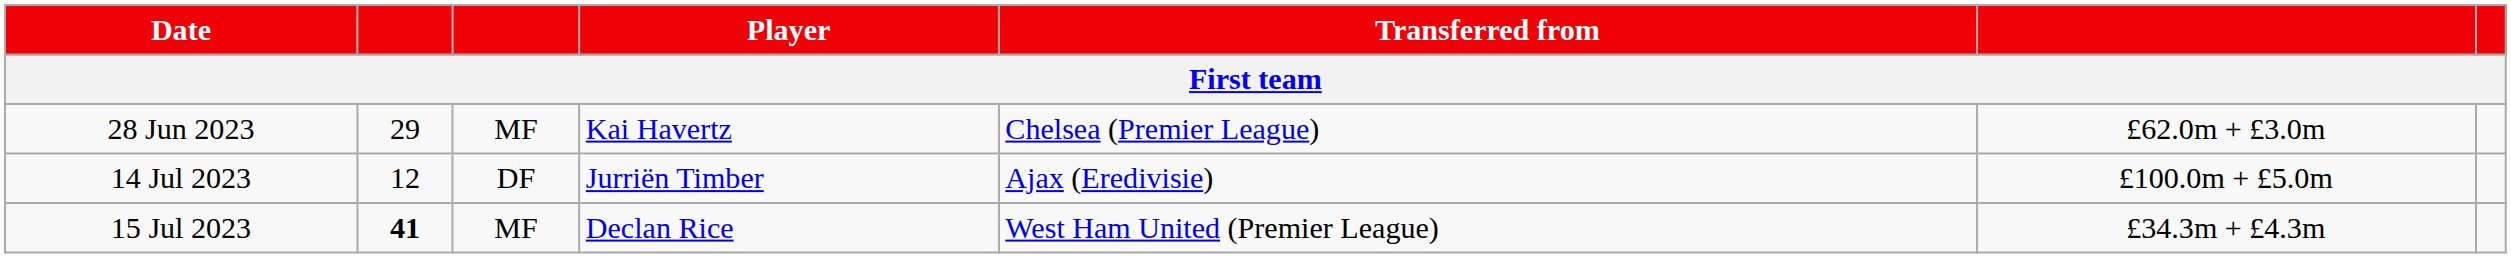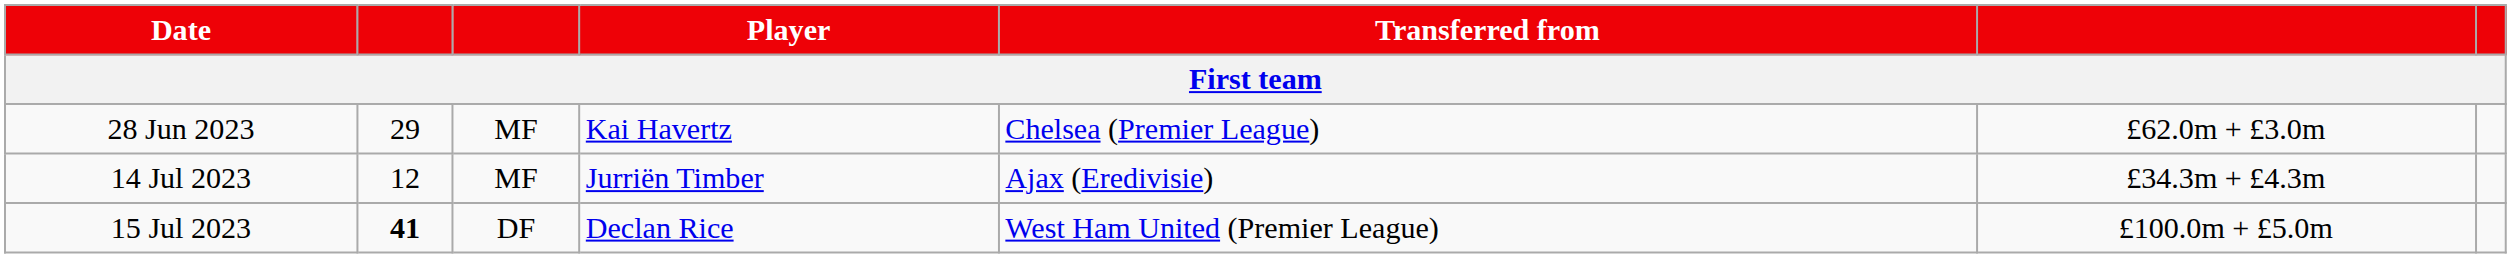(516, 178) DF -> (516, 178) MF
(2226, 178) £100.0m + £5.0m -> (2226, 178) £34.3m + £4.3m
(516, 227) MF -> (516, 227) DF
(2226, 227) £34.3m + £4.3m -> (2226, 227) £100.0m + £5.0m
